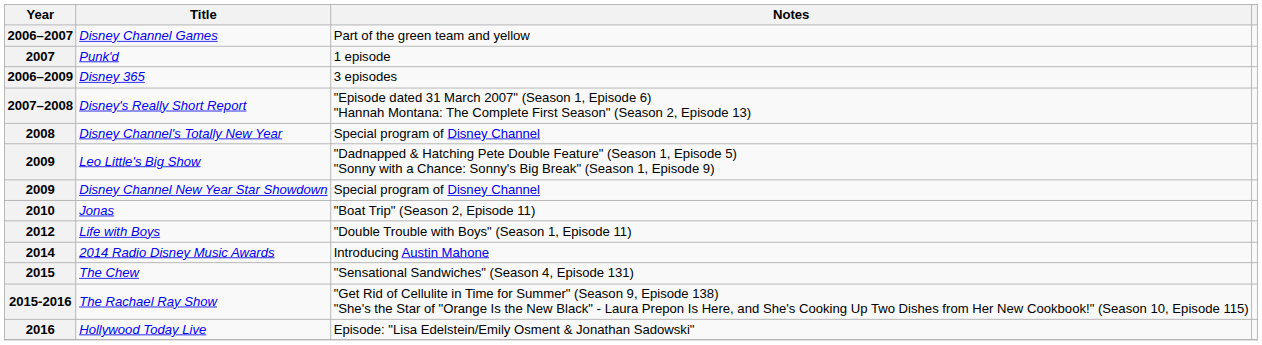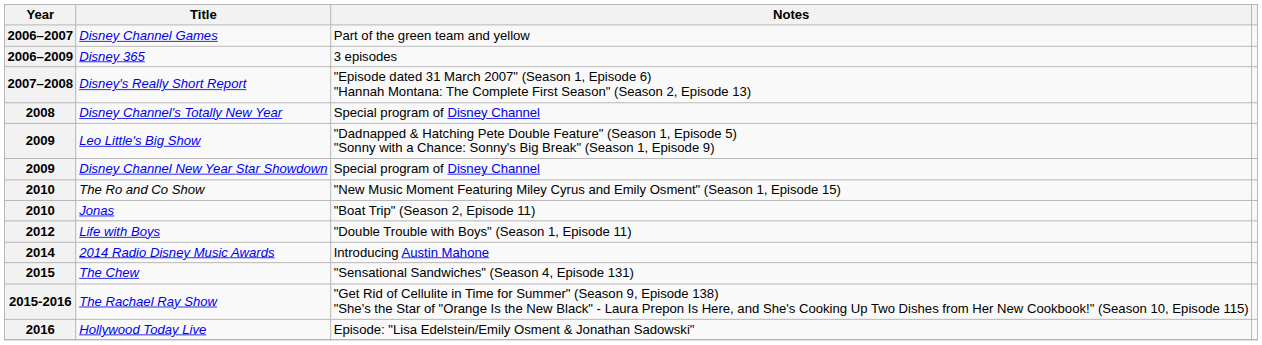- row: (99, 56)
+ row: (142, 190)
